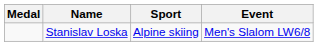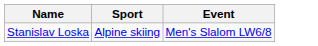- column: (24, 14)
